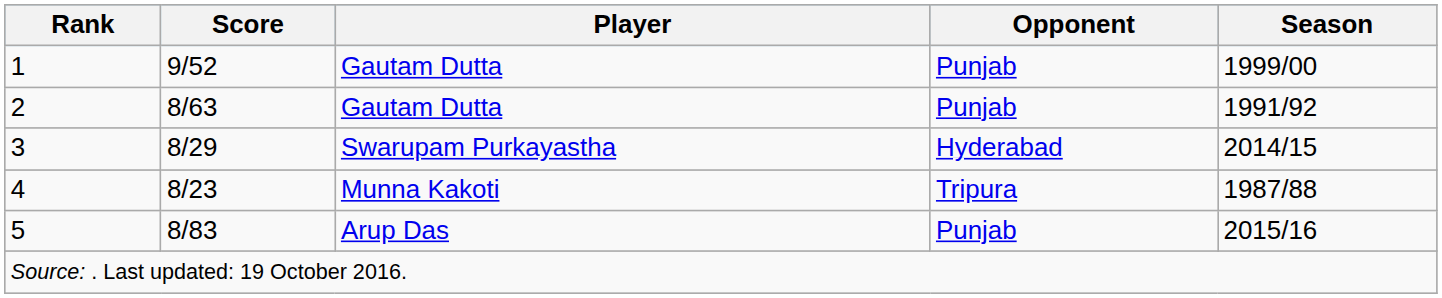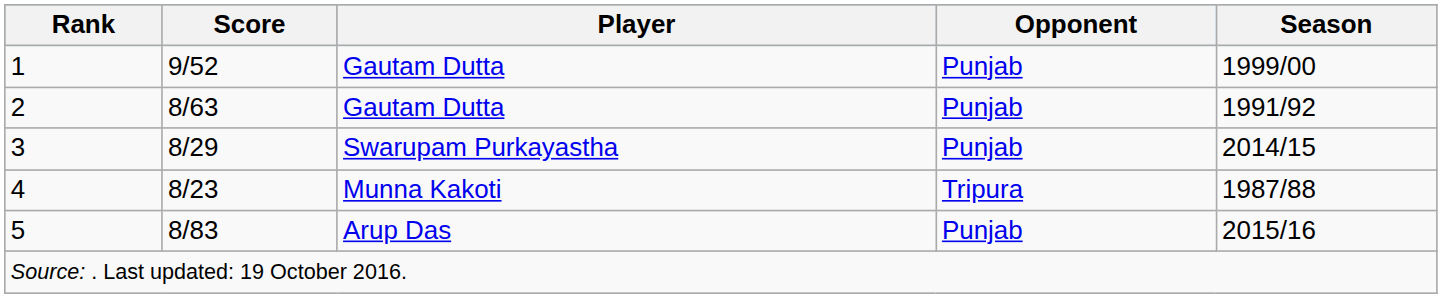(999, 148) Hyderabad -> (982, 148) Punjab
